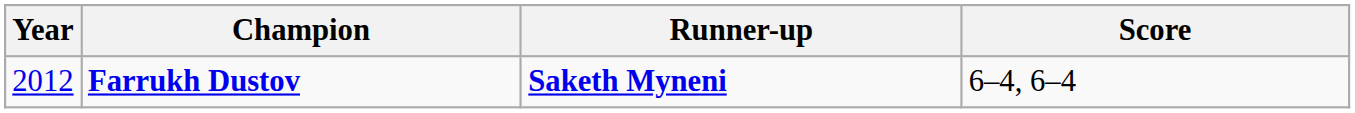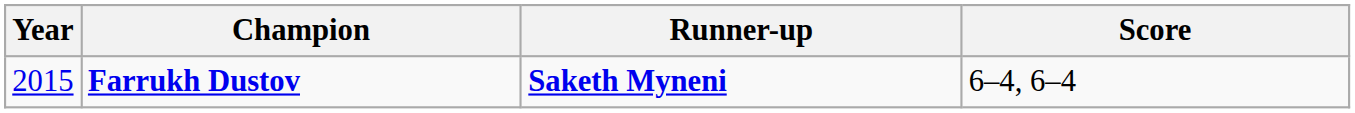(43, 80) 2012 -> (43, 80) 2015
